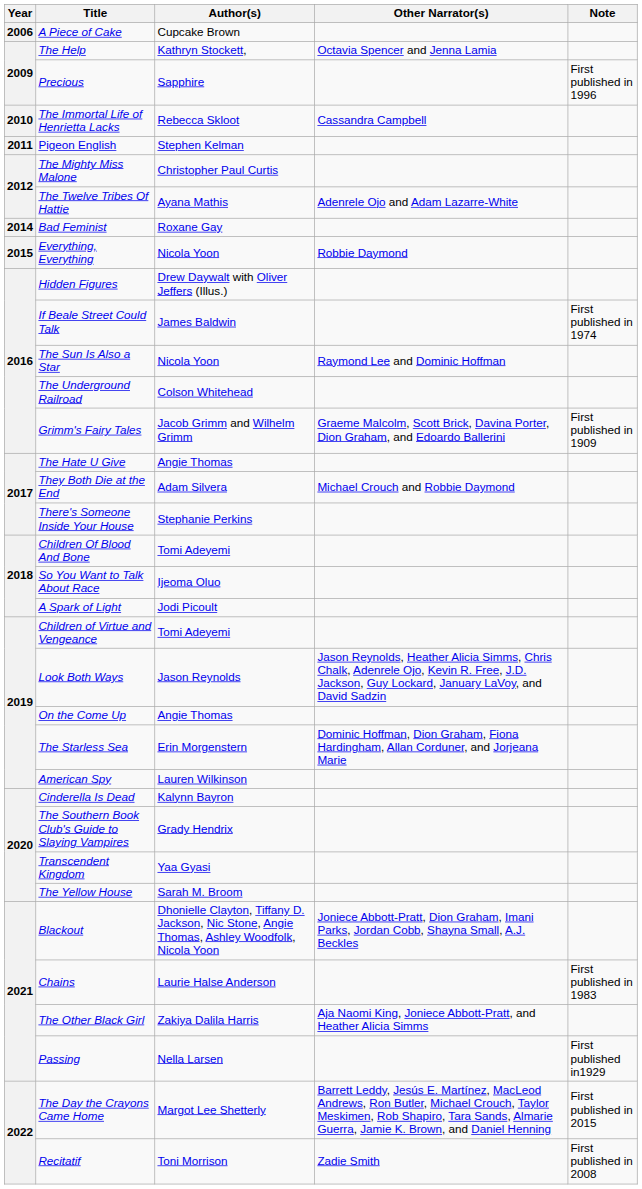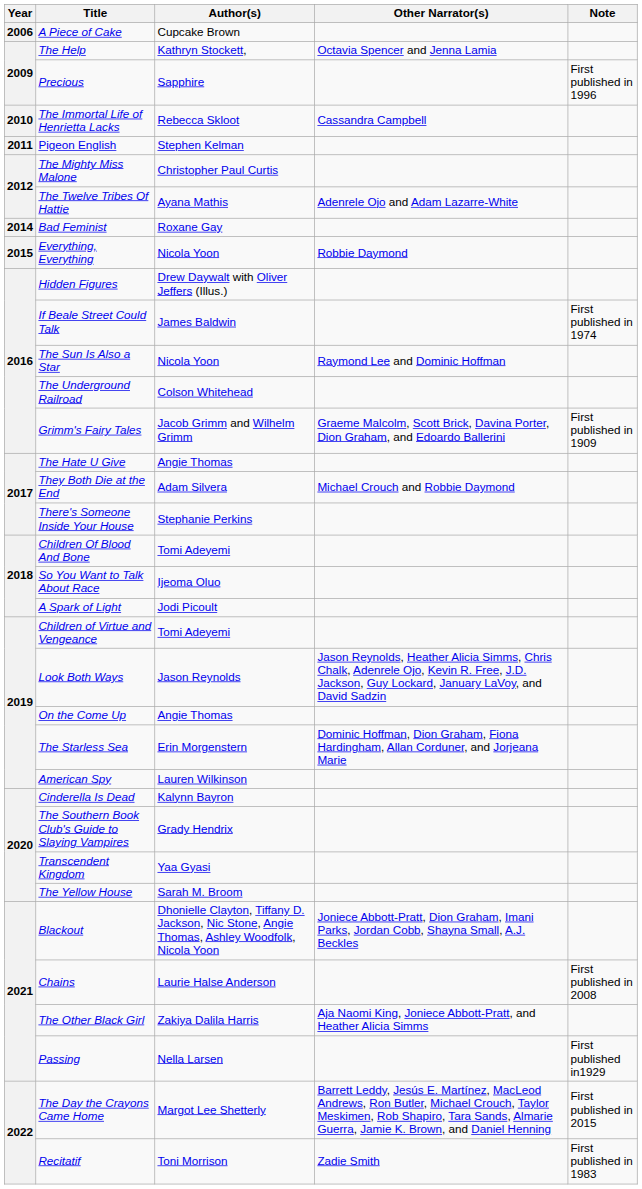(602, 982) First published in 1983 -> (602, 982) First published in 2008
(602, 1161) First published in 2008 -> (602, 1161) First published in 1983
